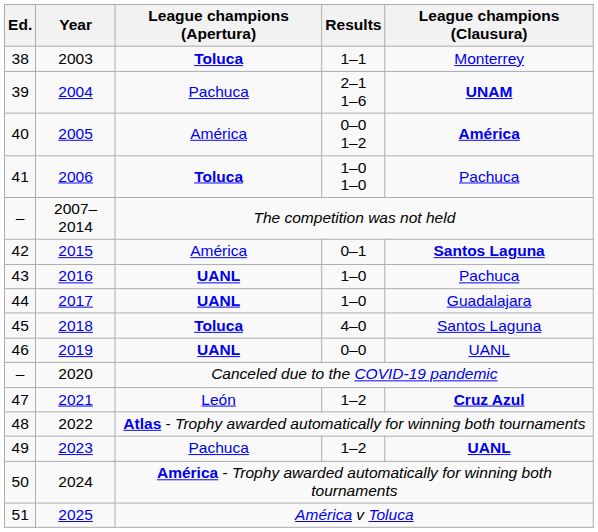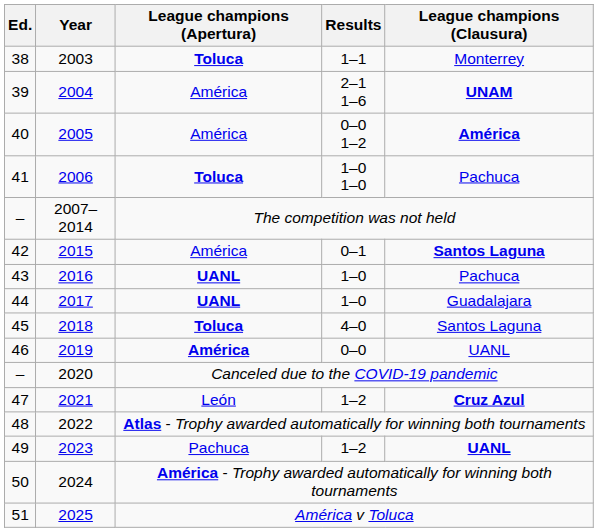(219, 92) Pachuca -> (219, 92) América
(219, 350) UANL -> (219, 350) América
